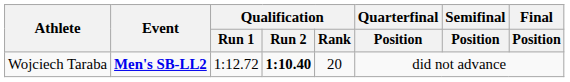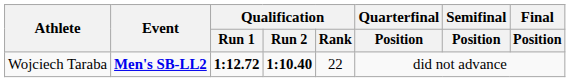(236, 64) normal -> (237, 64) bold
(334, 64) 20 -> (335, 64) 22
